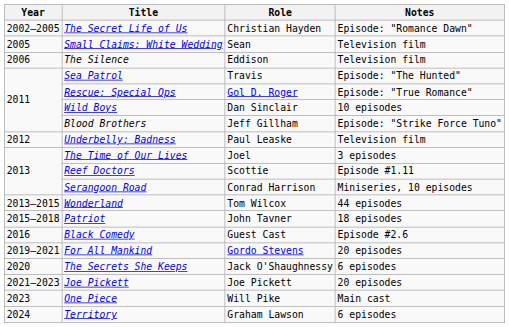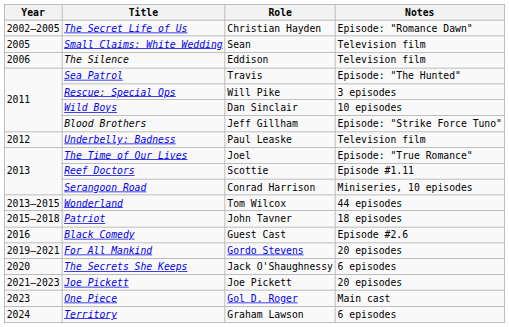(263, 92) Gol D. Roger -> (254, 92) Will Pike
(405, 92) Episode: "True Romance" -> (367, 92) 3 episodes
(367, 155) 3 episodes -> (405, 155) Episode: "True Romance"
(254, 298) Will Pike -> (263, 298) Gol D. Roger
